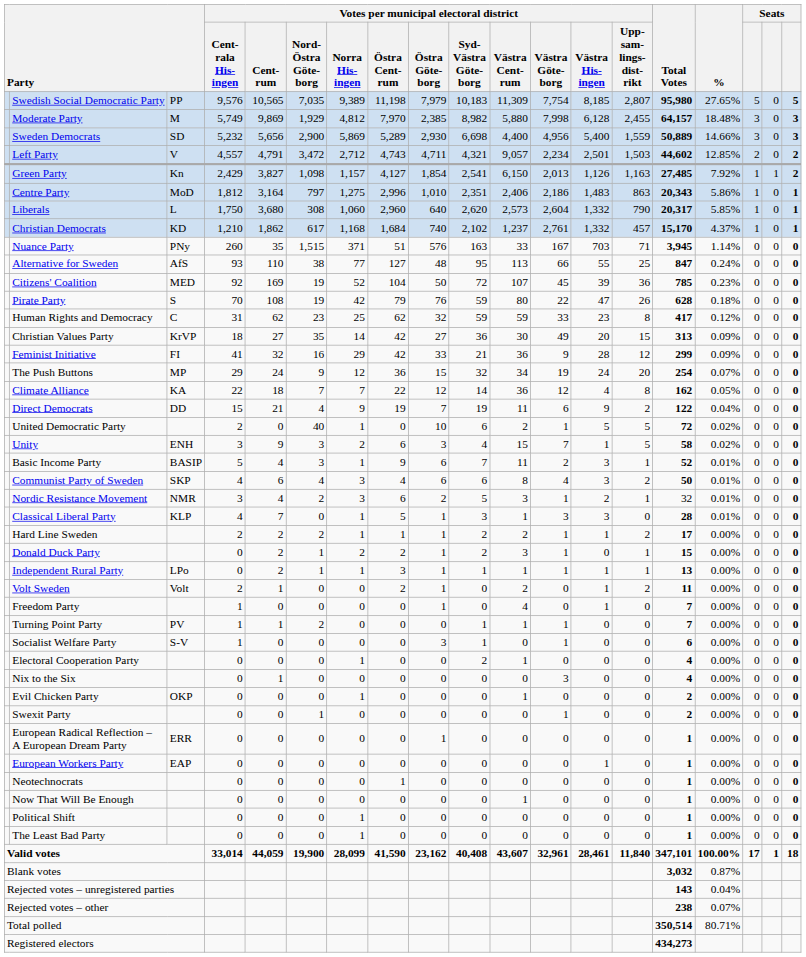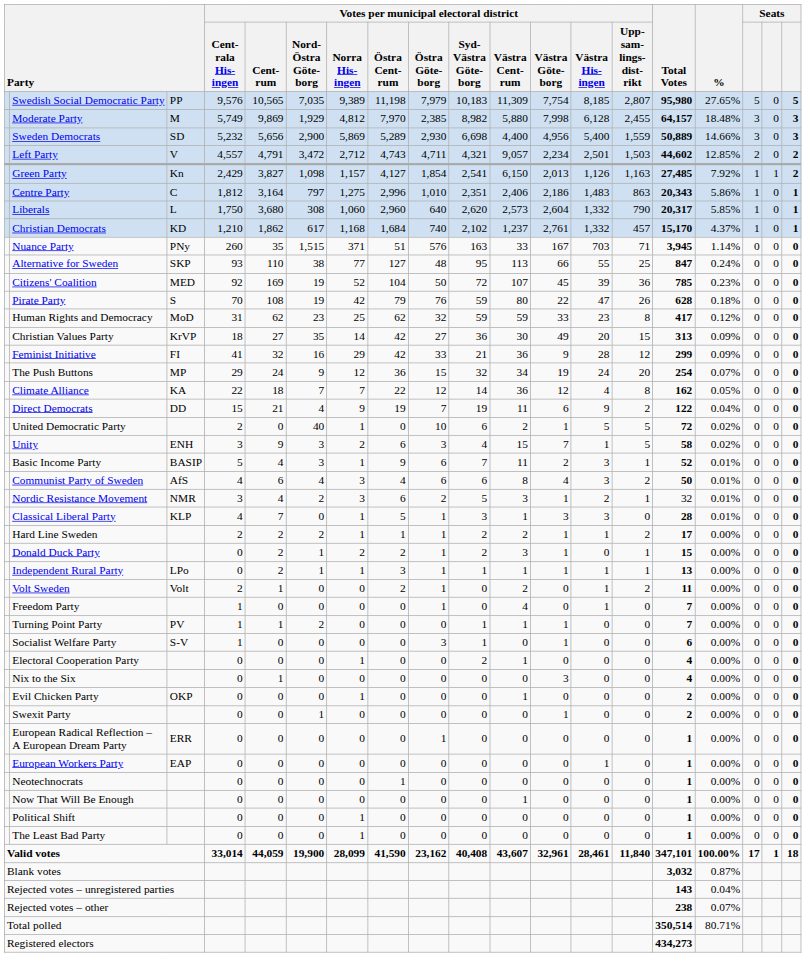(182, 192) MoD -> (174, 192) C
(179, 264) AfS -> (180, 264) SKP
(174, 318) C -> (182, 318) MoD
(180, 480) SKP -> (179, 480) AfS
